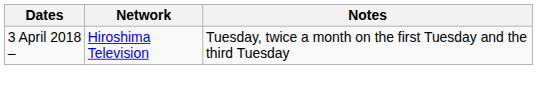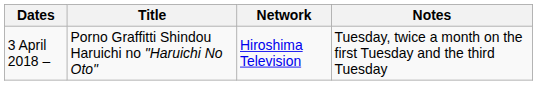+ column: (152, 15)
